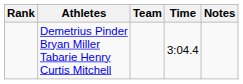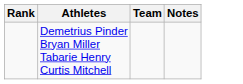- column: (183, 13)
